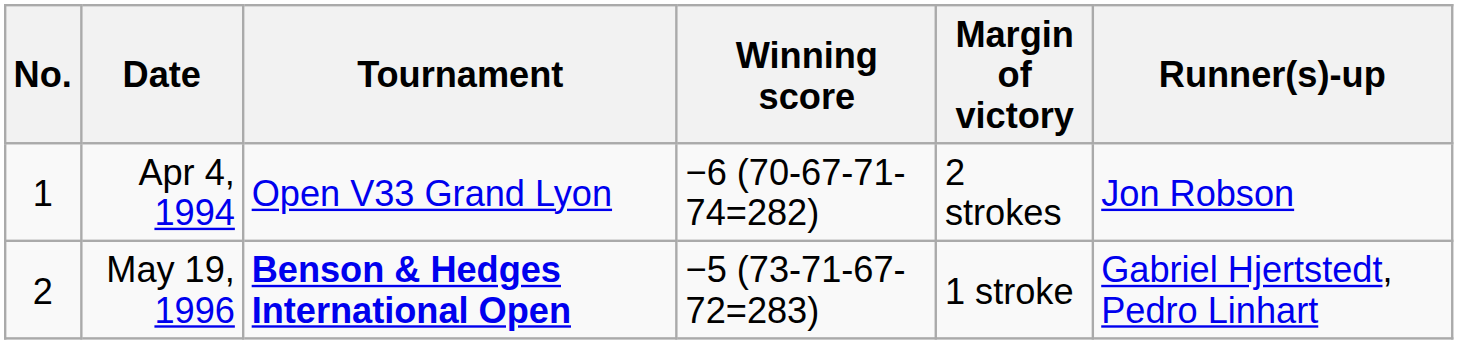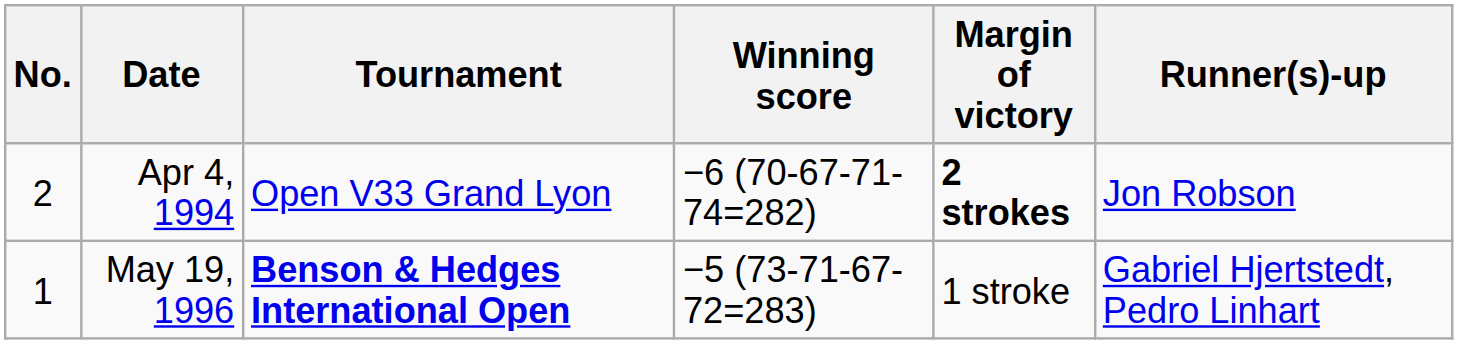(43, 192) 1 -> (43, 192) 2
(1003, 192) normal -> (1006, 192) bold
(43, 290) 2 -> (43, 290) 1
